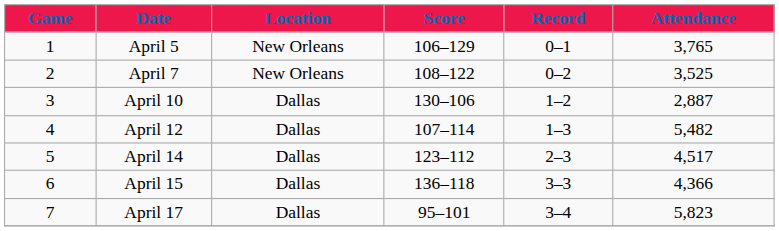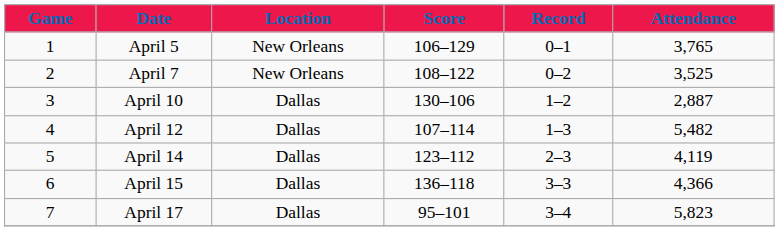(693, 156) 4,517 -> (693, 156) 4,119
